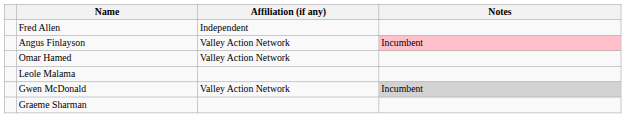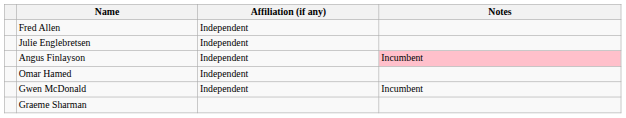+ row: (55, 43)
(245, 43) Valley Action Network -> (224, 58) Independent
(245, 58) Valley Action Network -> (224, 74) Independent
- row: (47, 74)
(245, 89) Valley Action Network -> (224, 89) Independent
(402, 89) lightgrey background -> (402, 89) no background
